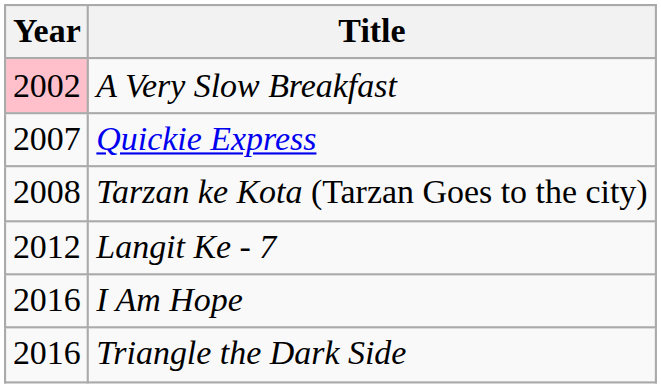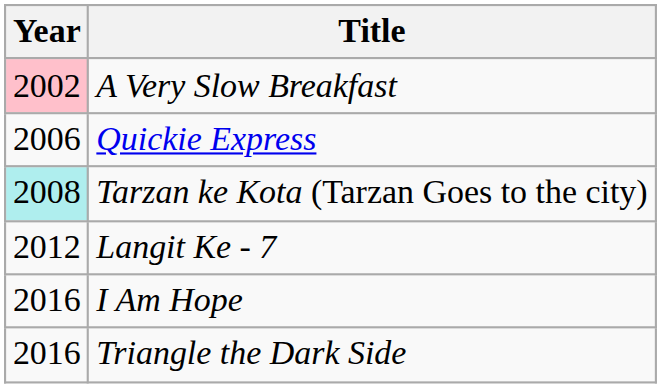(47, 138) 2007 -> (47, 138) 2006
(47, 192) no background -> (47, 192) paleturquoise background
